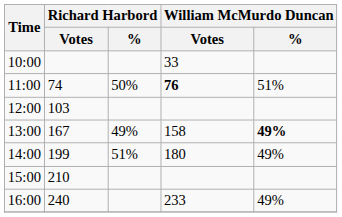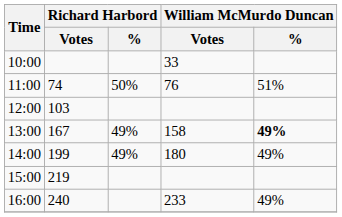(171, 85) bold -> (171, 85) normal
(125, 154) 51% -> (125, 154) 49%
(59, 177) 210 -> (59, 177) 219
